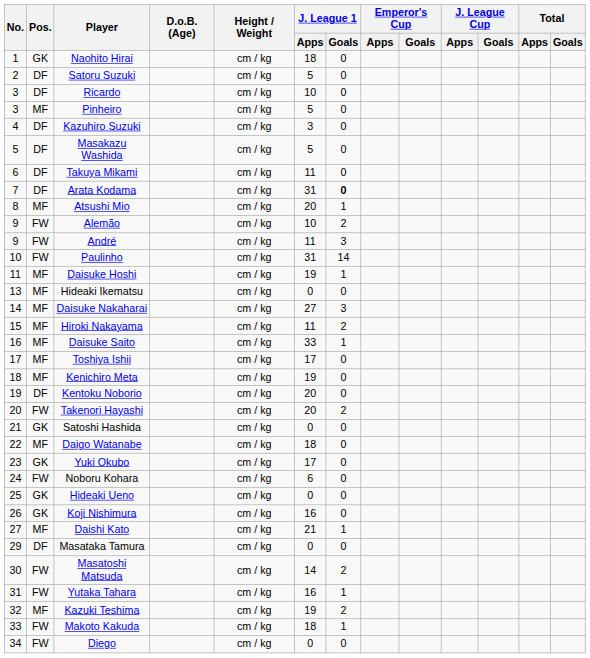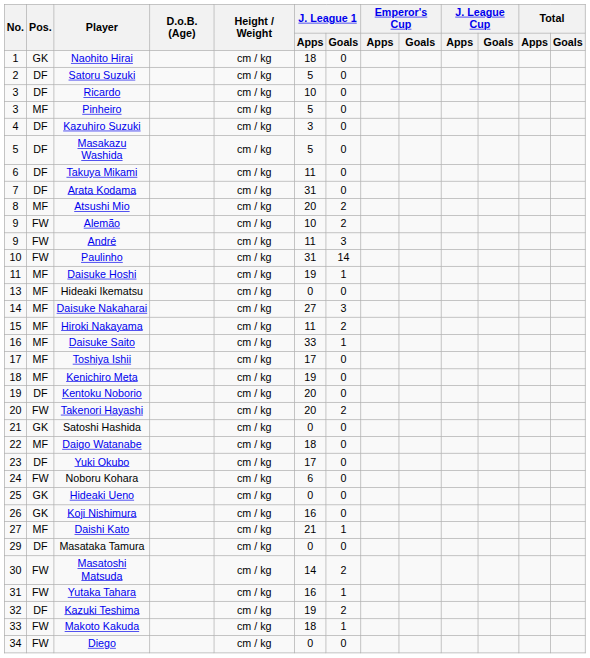(343, 190) bold -> (343, 190) normal
(343, 207) 1 -> (343, 207) 2
(40, 462) GK -> (40, 462) DF
(40, 610) MF -> (40, 610) DF
